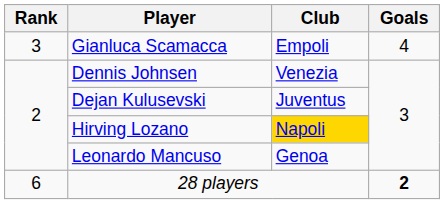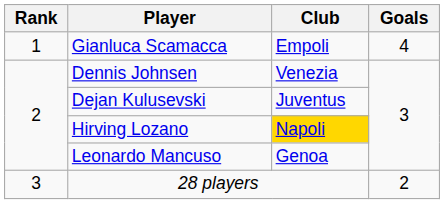(36, 45) 3 -> (36, 45) 1
(36, 184) 6 -> (36, 184) 3
(404, 184) bold -> (404, 184) normal
